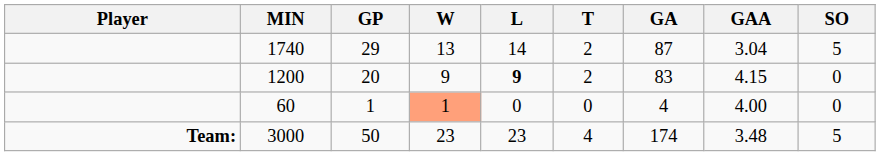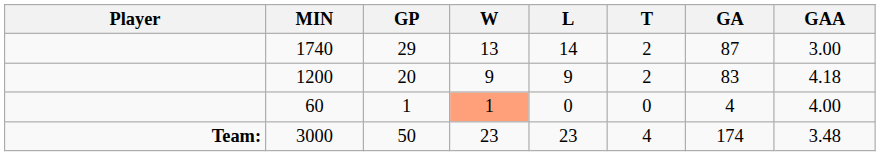- column: (837, 19)
(751, 48) 3.04 -> (825, 48) 3.00
(517, 77) bold -> (568, 77) normal
(751, 77) 4.15 -> (825, 77) 4.18
